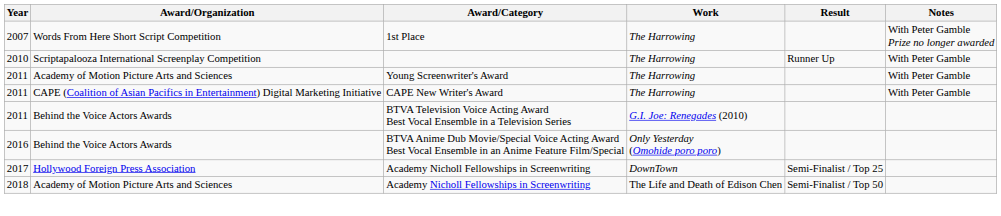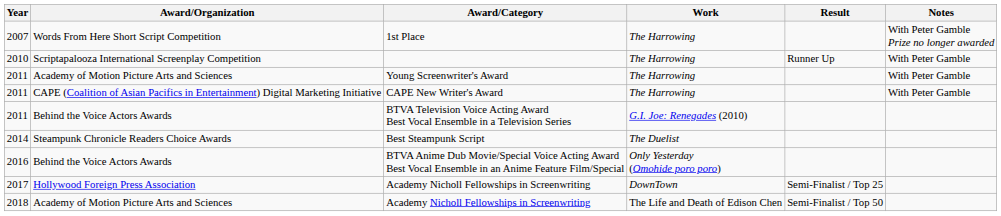+ row: (18, 139)
